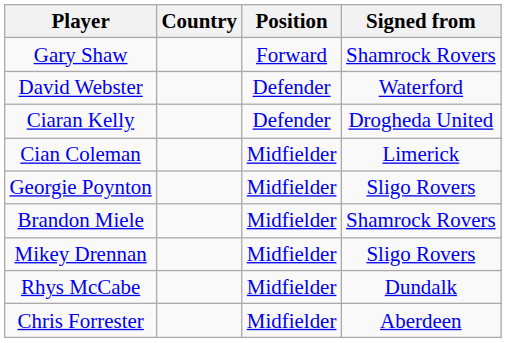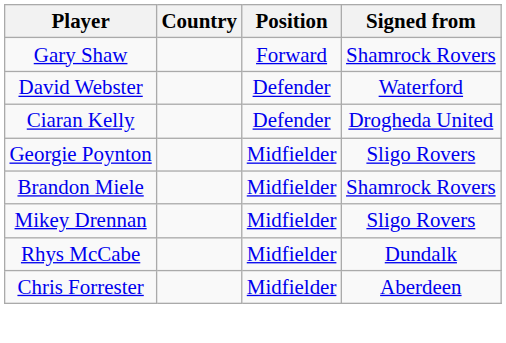- row: (81, 154)
